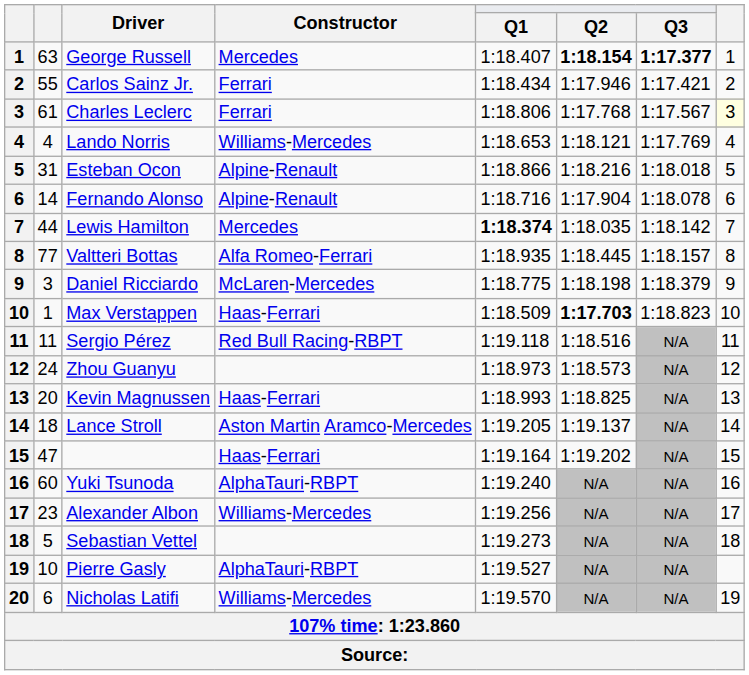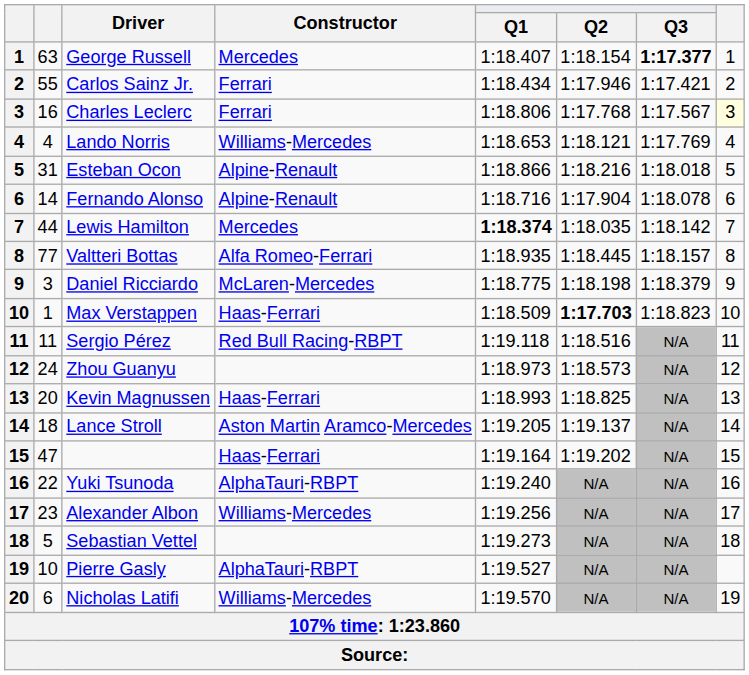(596, 56) bold -> (596, 56) normal
(48, 113) 61 -> (48, 113) 16
(48, 483) 60 -> (48, 483) 22
